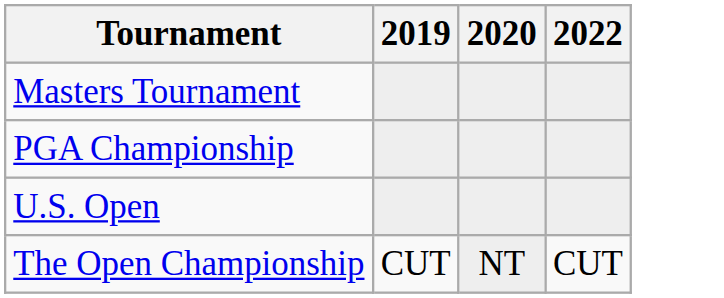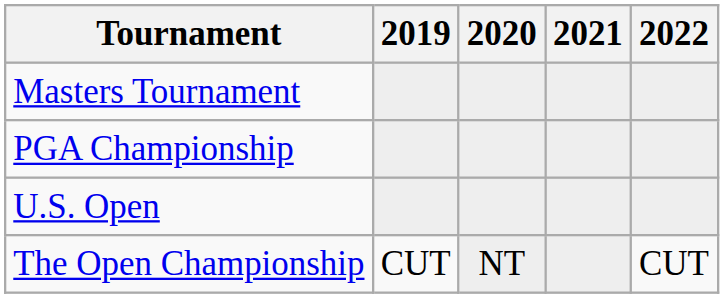+ column: (588, 33)
